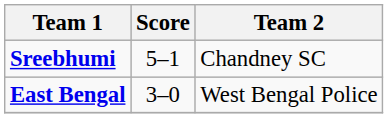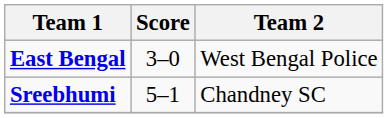rows swapped: (68, 94) <-> (63, 58)
